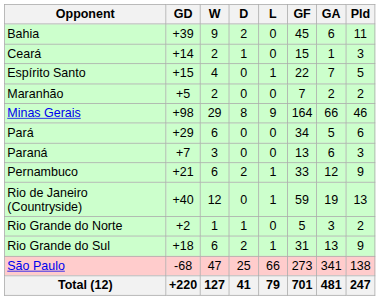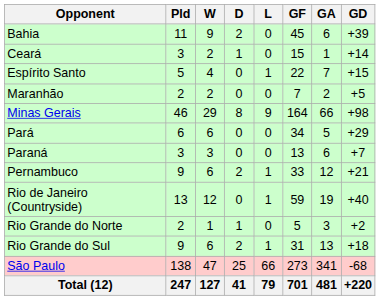columns swapped: (360, 14) <-> (183, 14)
